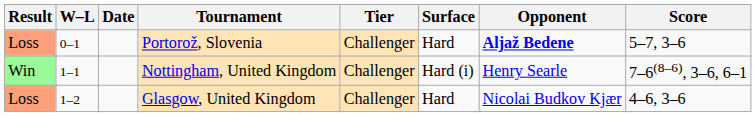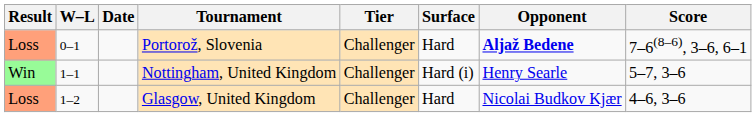(657, 42) 5–7, 3–6 -> (688, 45) 7–6(8–6), 3–6, 6–1
(688, 70) 7–6(8–6), 3–6, 6–1 -> (657, 72) 5–7, 3–6
